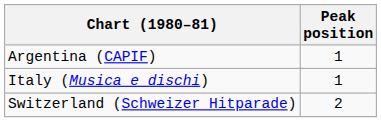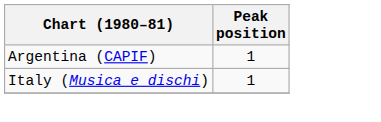- row: (152, 104)
